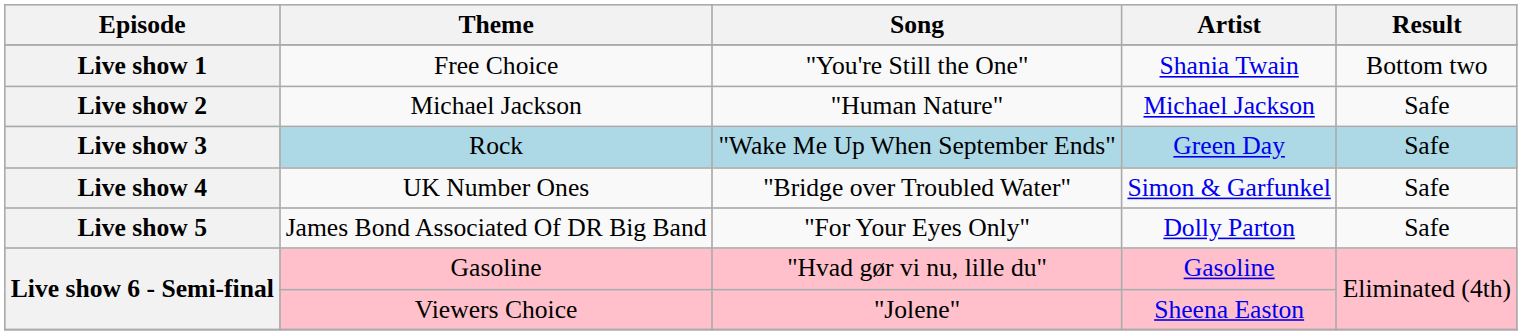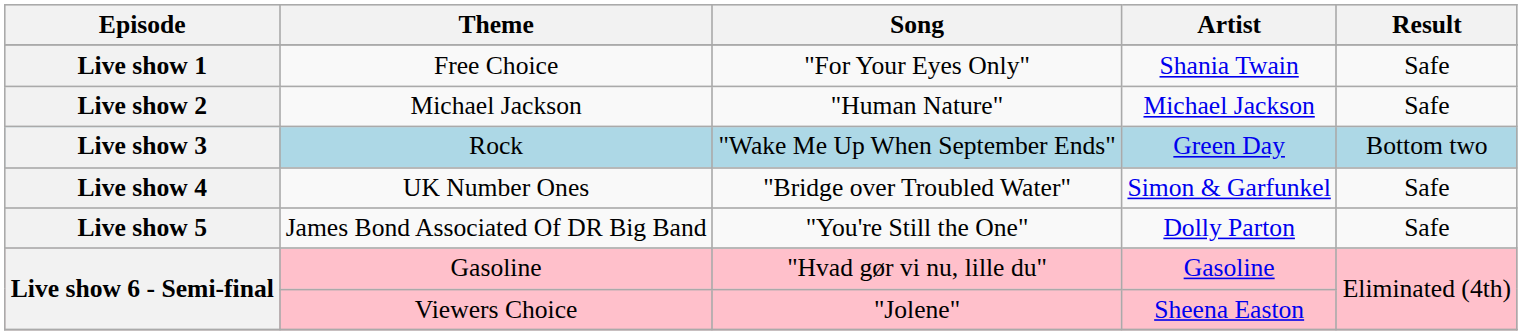(917, 65) "You're Still the One" -> (917, 65) "For Your Eyes Only"
(1427, 65) Bottom two -> (1427, 65) Safe
(1427, 146) Safe -> (1427, 146) Bottom two
(917, 227) "For Your Eyes Only" -> (917, 227) "You're Still the One"
